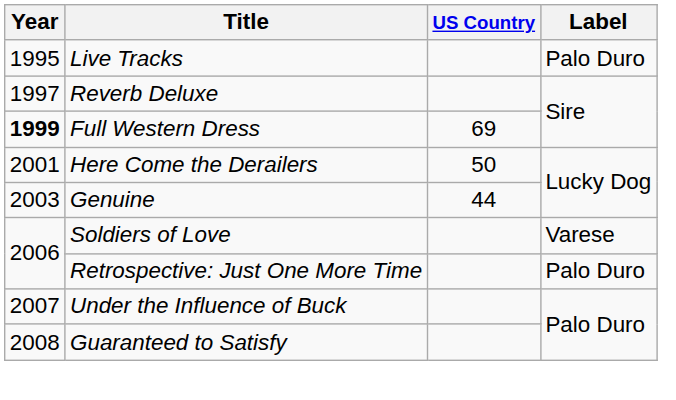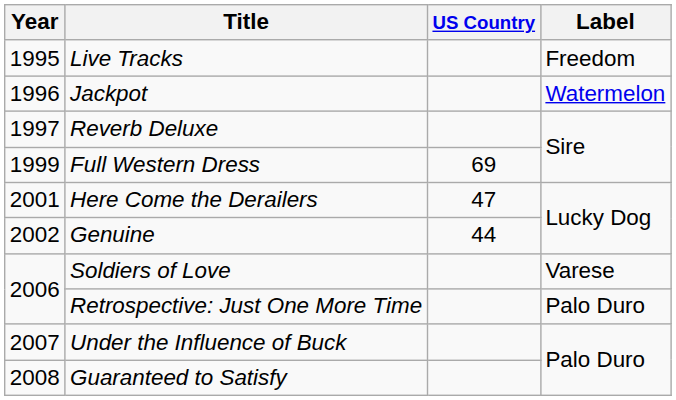(595, 57) Palo Duro -> (590, 57) Freedom
+ row: (109, 93)
(35, 128) bold -> (35, 164) normal
(484, 164) 50 -> (484, 199) 47
(35, 199) 2003 -> (35, 235) 2002
